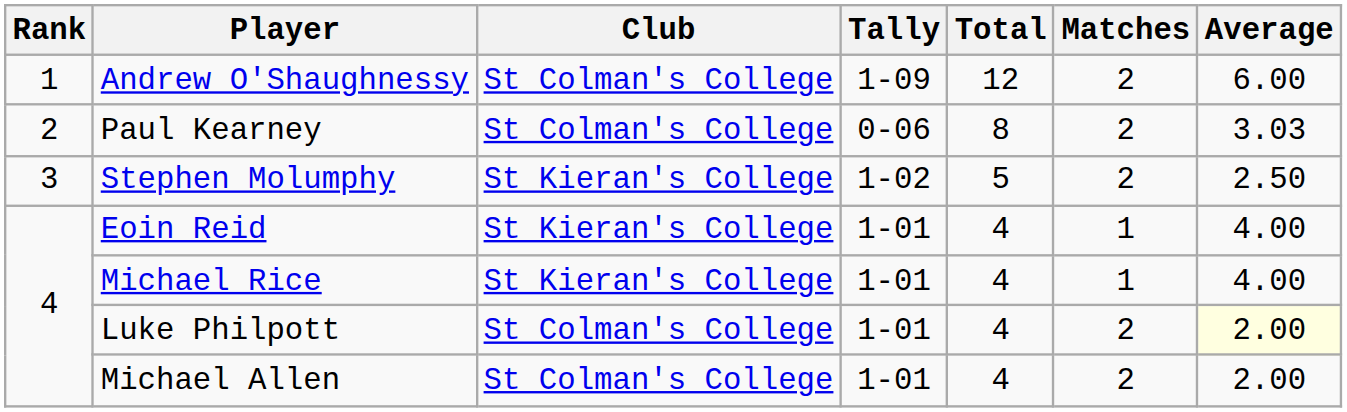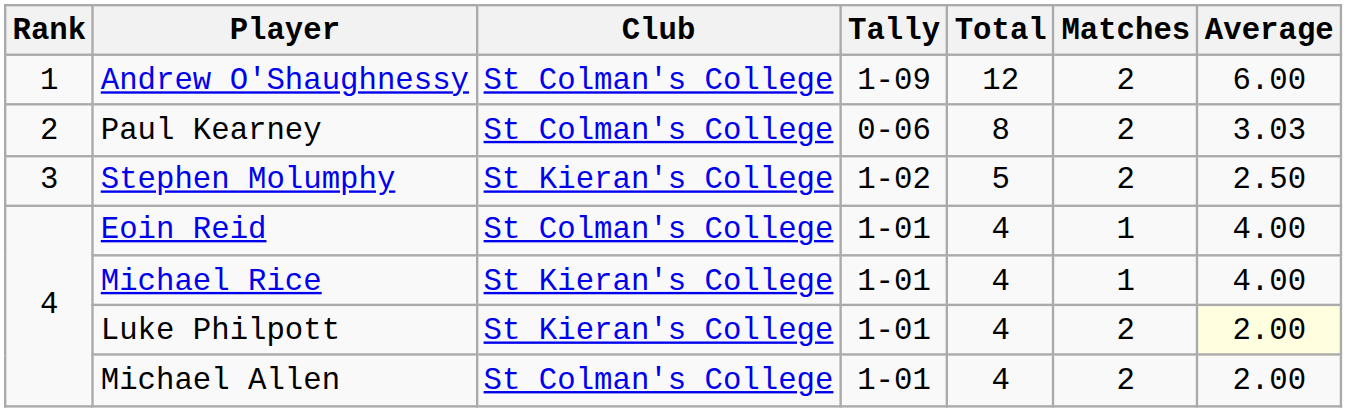(659, 230) St Kieran's College -> (659, 230) St Colman's College
(659, 330) St Colman's College -> (659, 330) St Kieran's College
